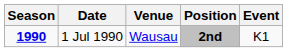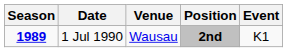(31, 36) 1990 -> (31, 36) 1989
